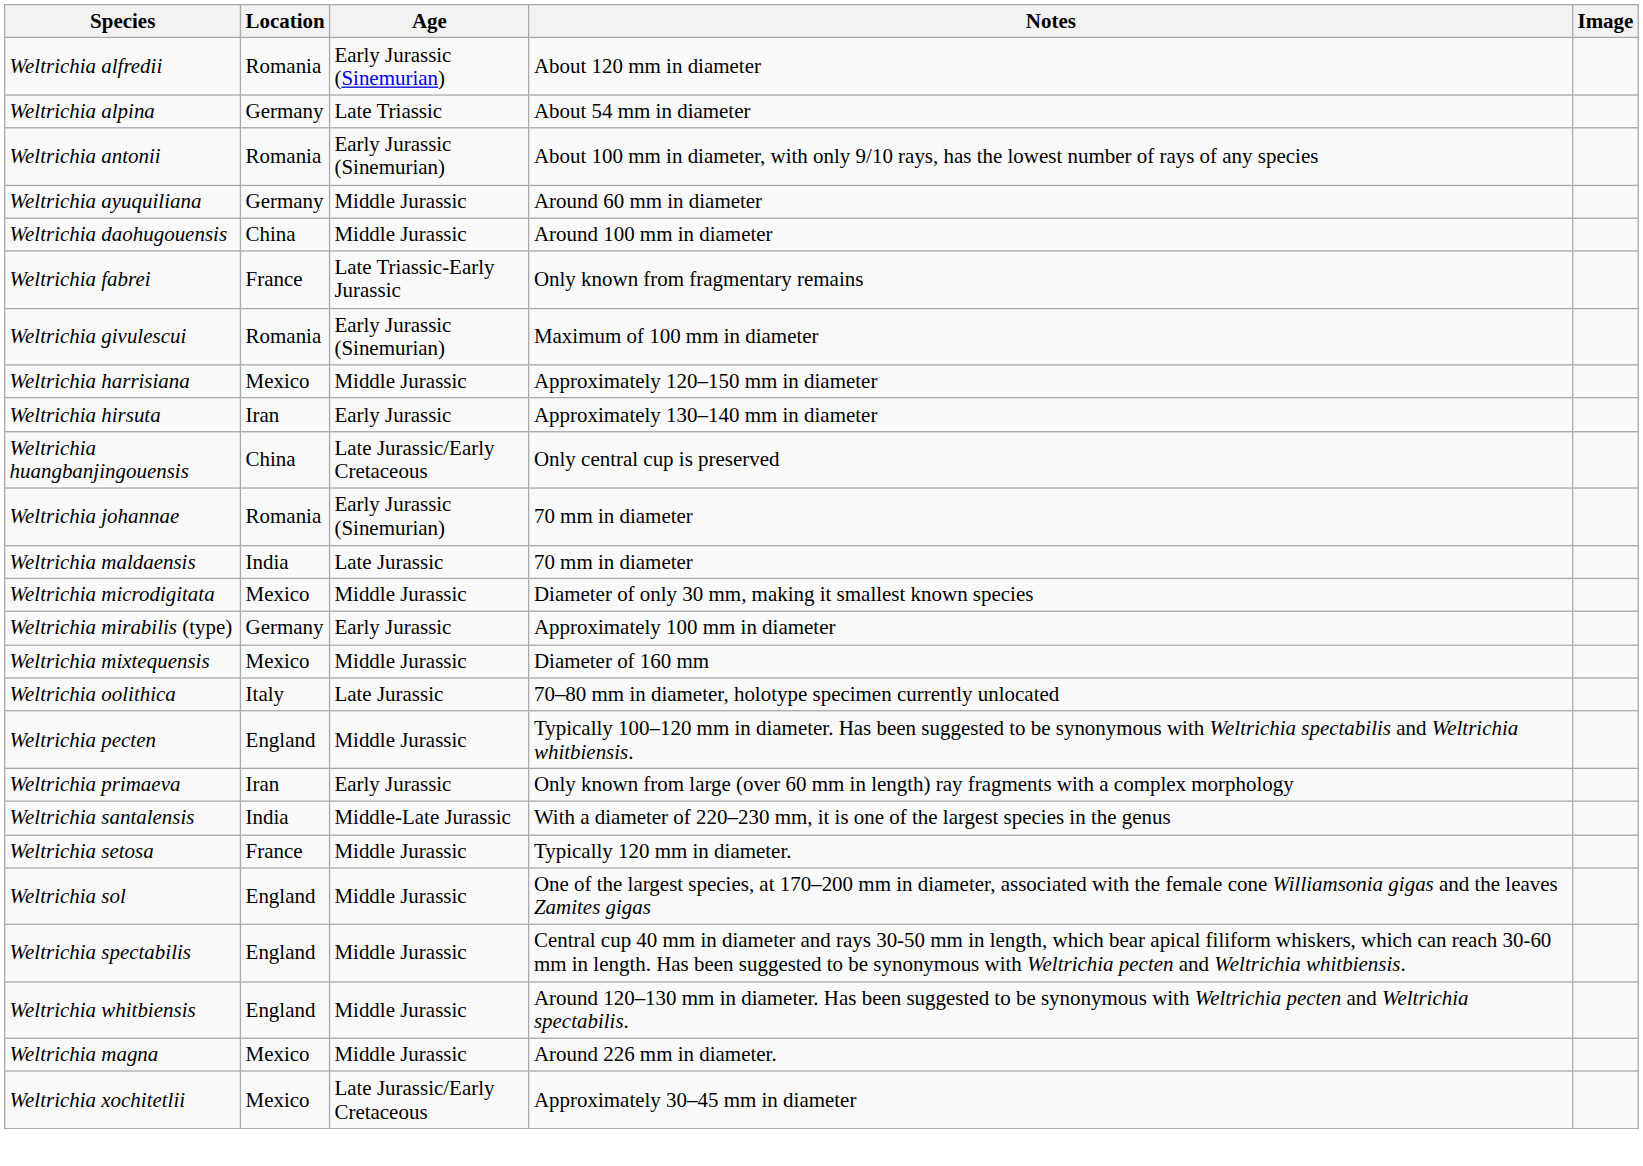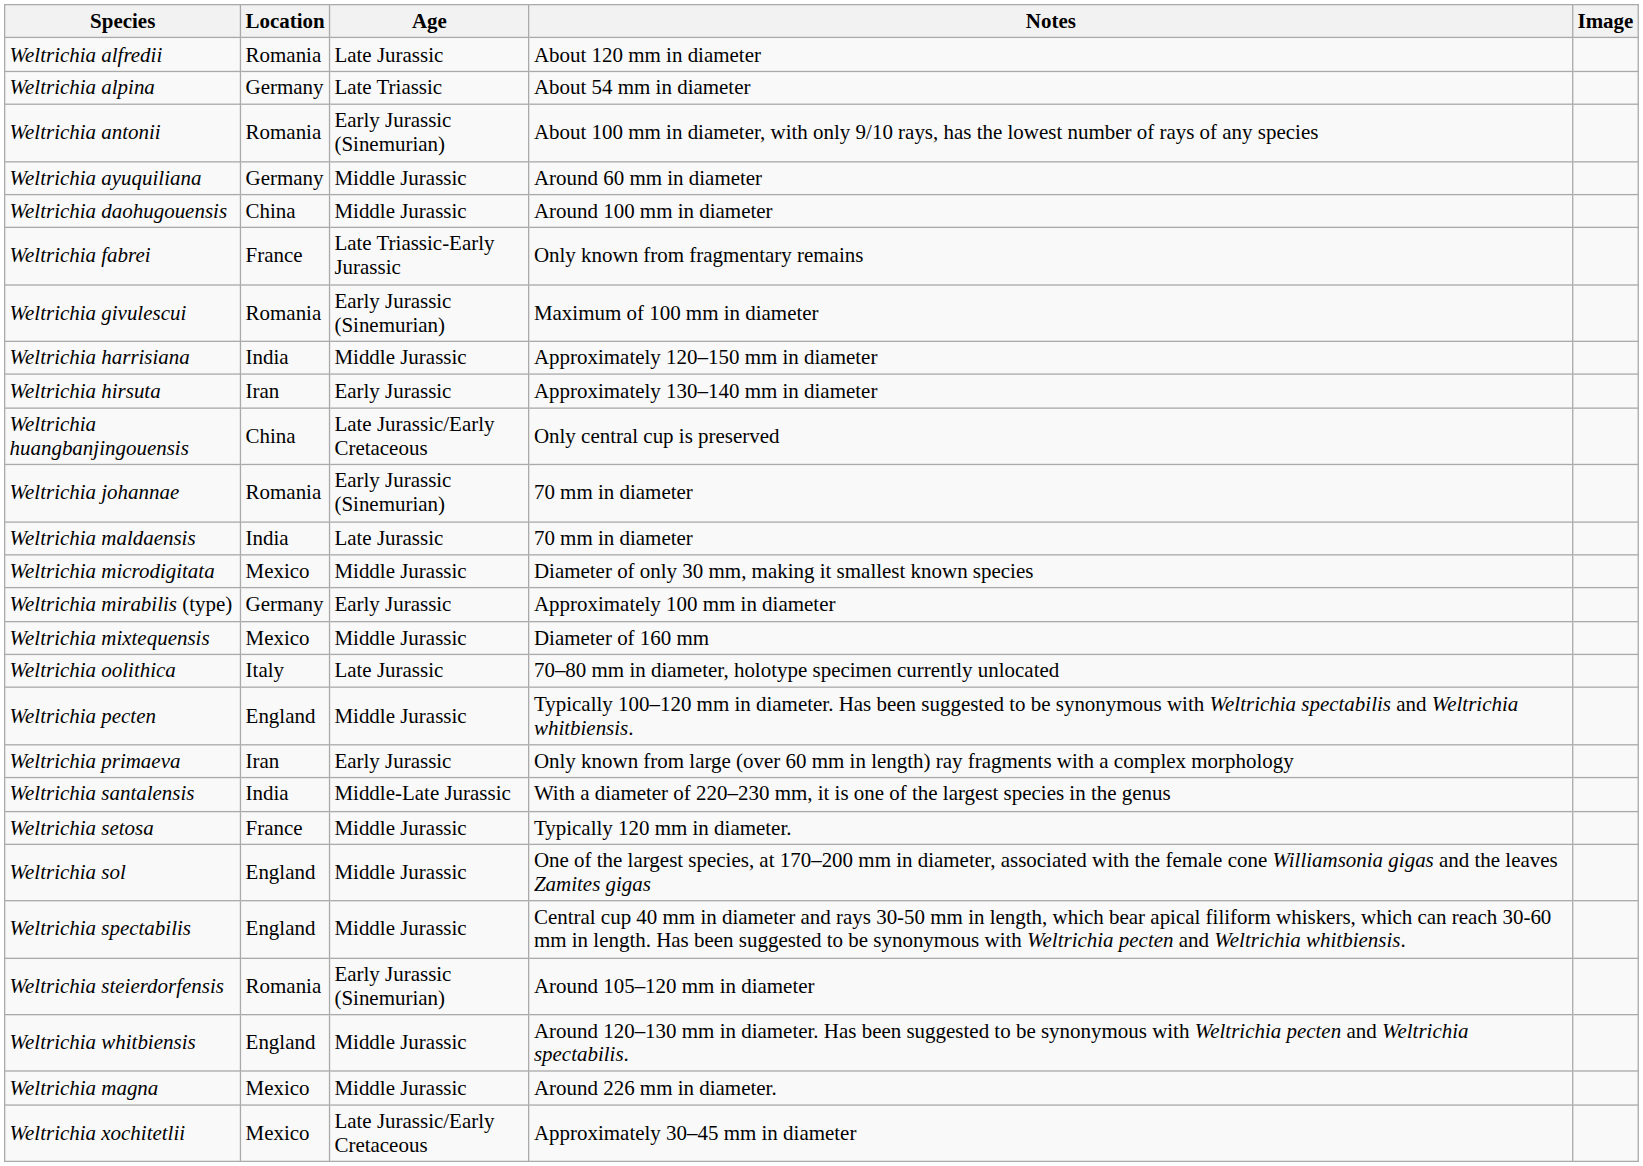(393, 66) Early Jurassic (Sinemurian) -> (389, 54) Late Jurassic
(278, 381) Mexico -> (267, 357) India
+ row: (117, 986)
